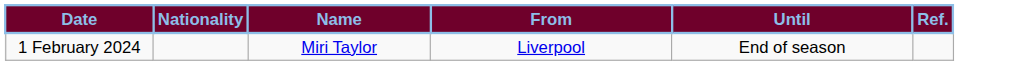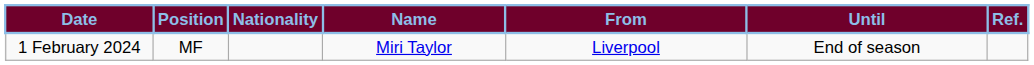+ column: (191, 19)
